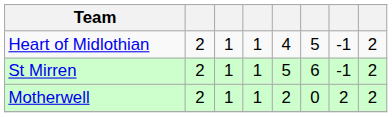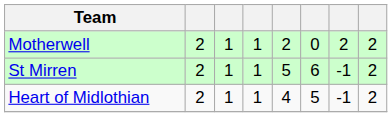rows swapped: (49, 97) <-> (79, 44)
